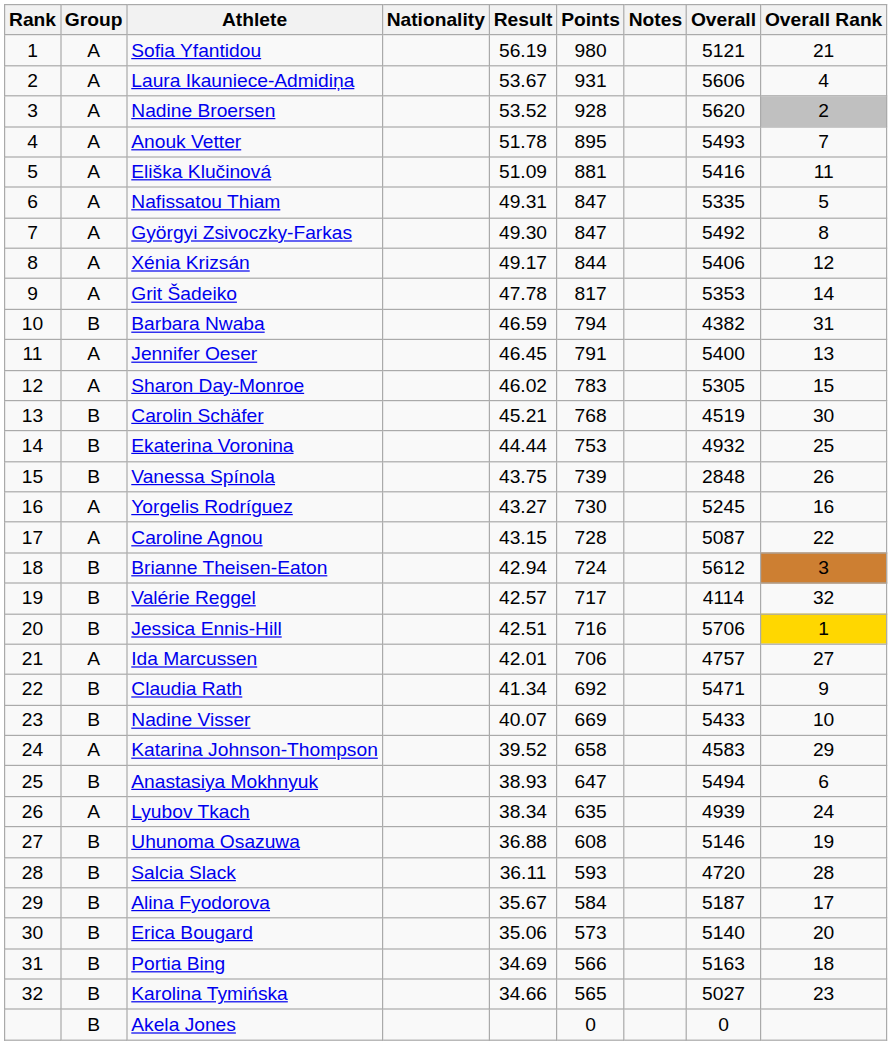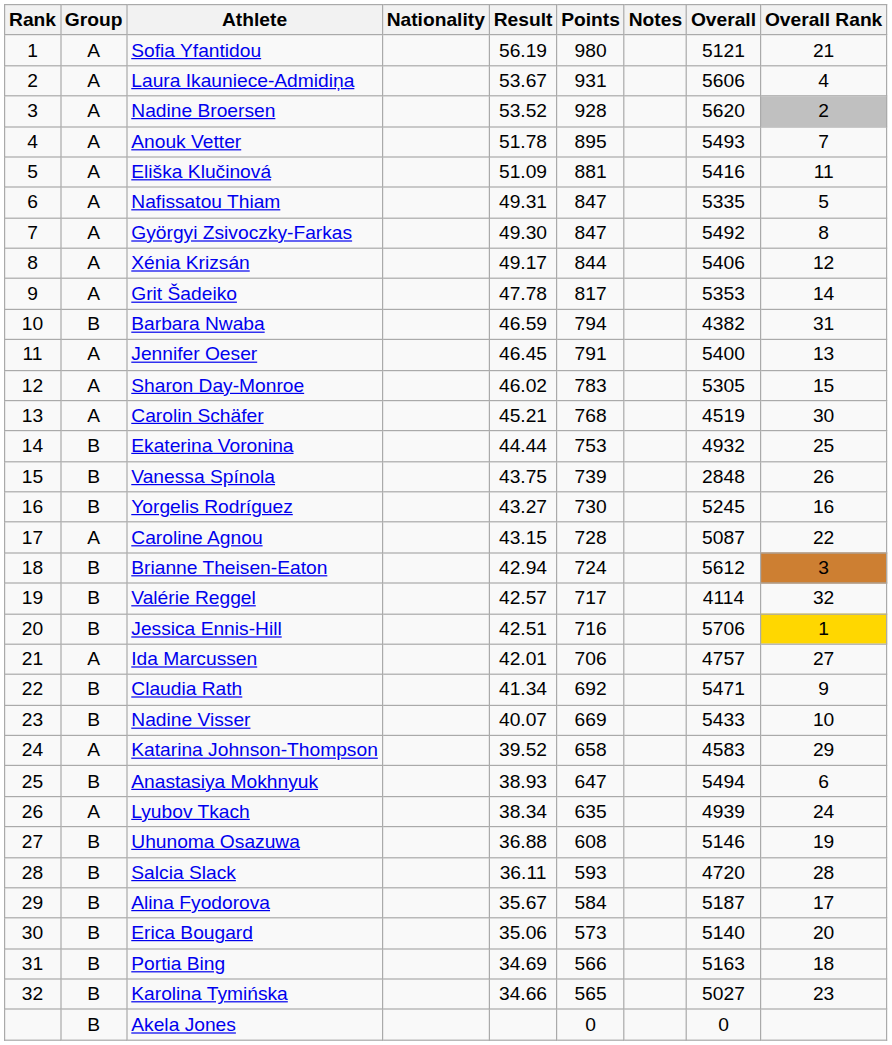(94, 415) B -> (94, 415) A
(94, 506) A -> (94, 506) B
